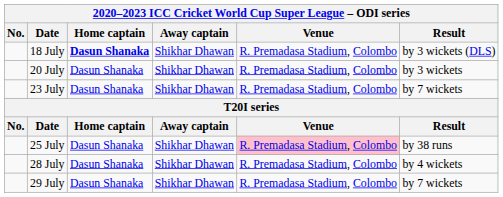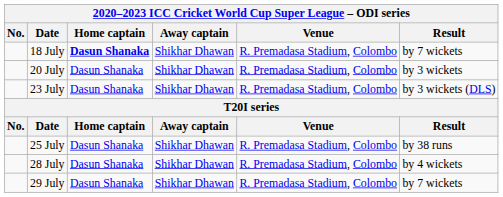(449, 51) by 3 wickets (DLS) -> (432, 51) by 7 wickets
(432, 88) by 7 wickets -> (449, 88) by 3 wickets (DLS)
(318, 145) pink background -> (318, 145) no background
